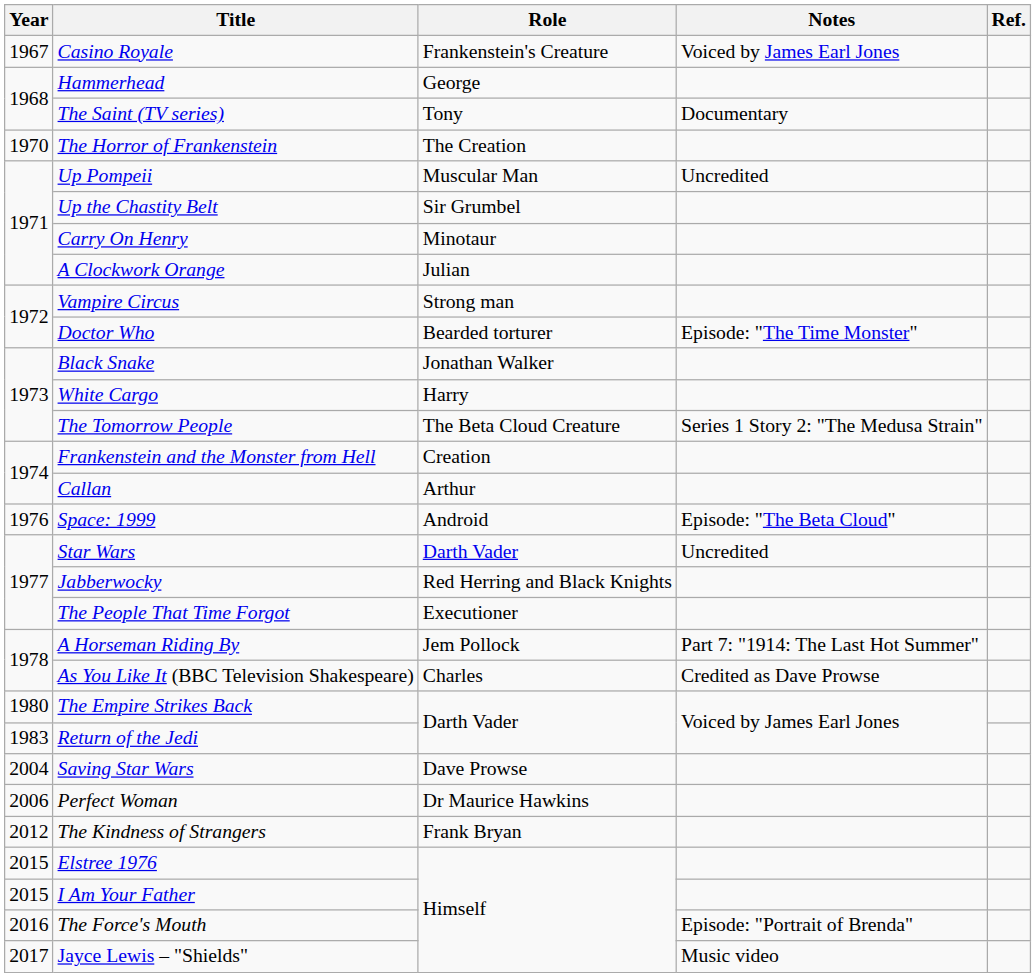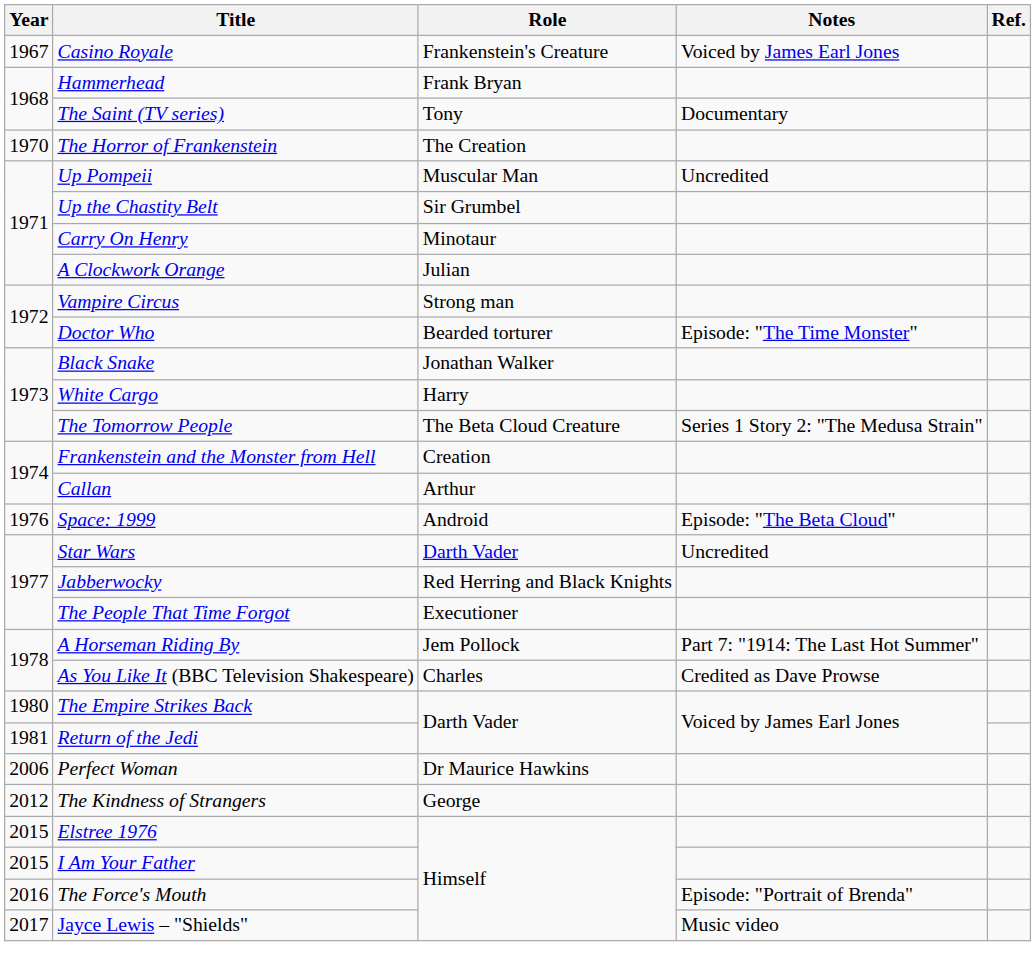(452, 82) George -> (472, 82) Frank Bryan
(29, 737) 1983 -> (29, 737) 1981
- row: (126, 769)
(472, 831) Frank Bryan -> (452, 800) George
